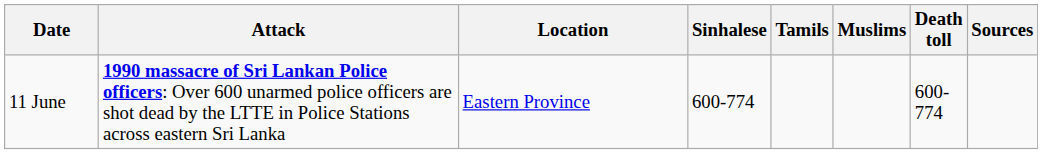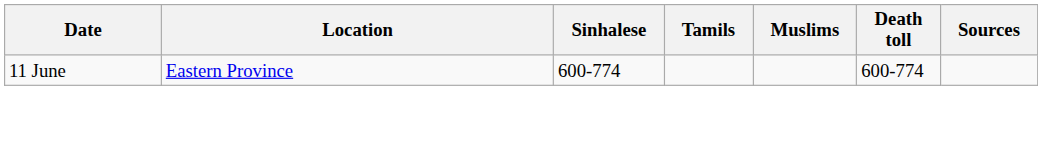- column: (278, 29)
